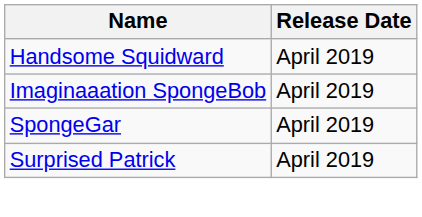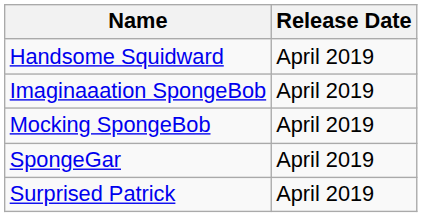+ row: (110, 125)
